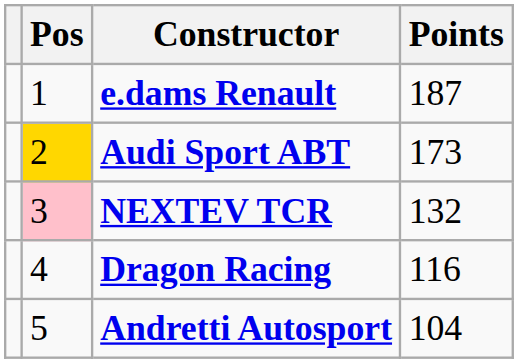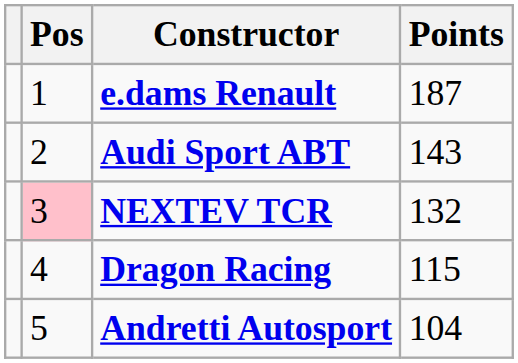(39, 151) gold background -> (39, 151) no background
(435, 151) 173 -> (435, 151) 143
(435, 269) 116 -> (435, 269) 115
